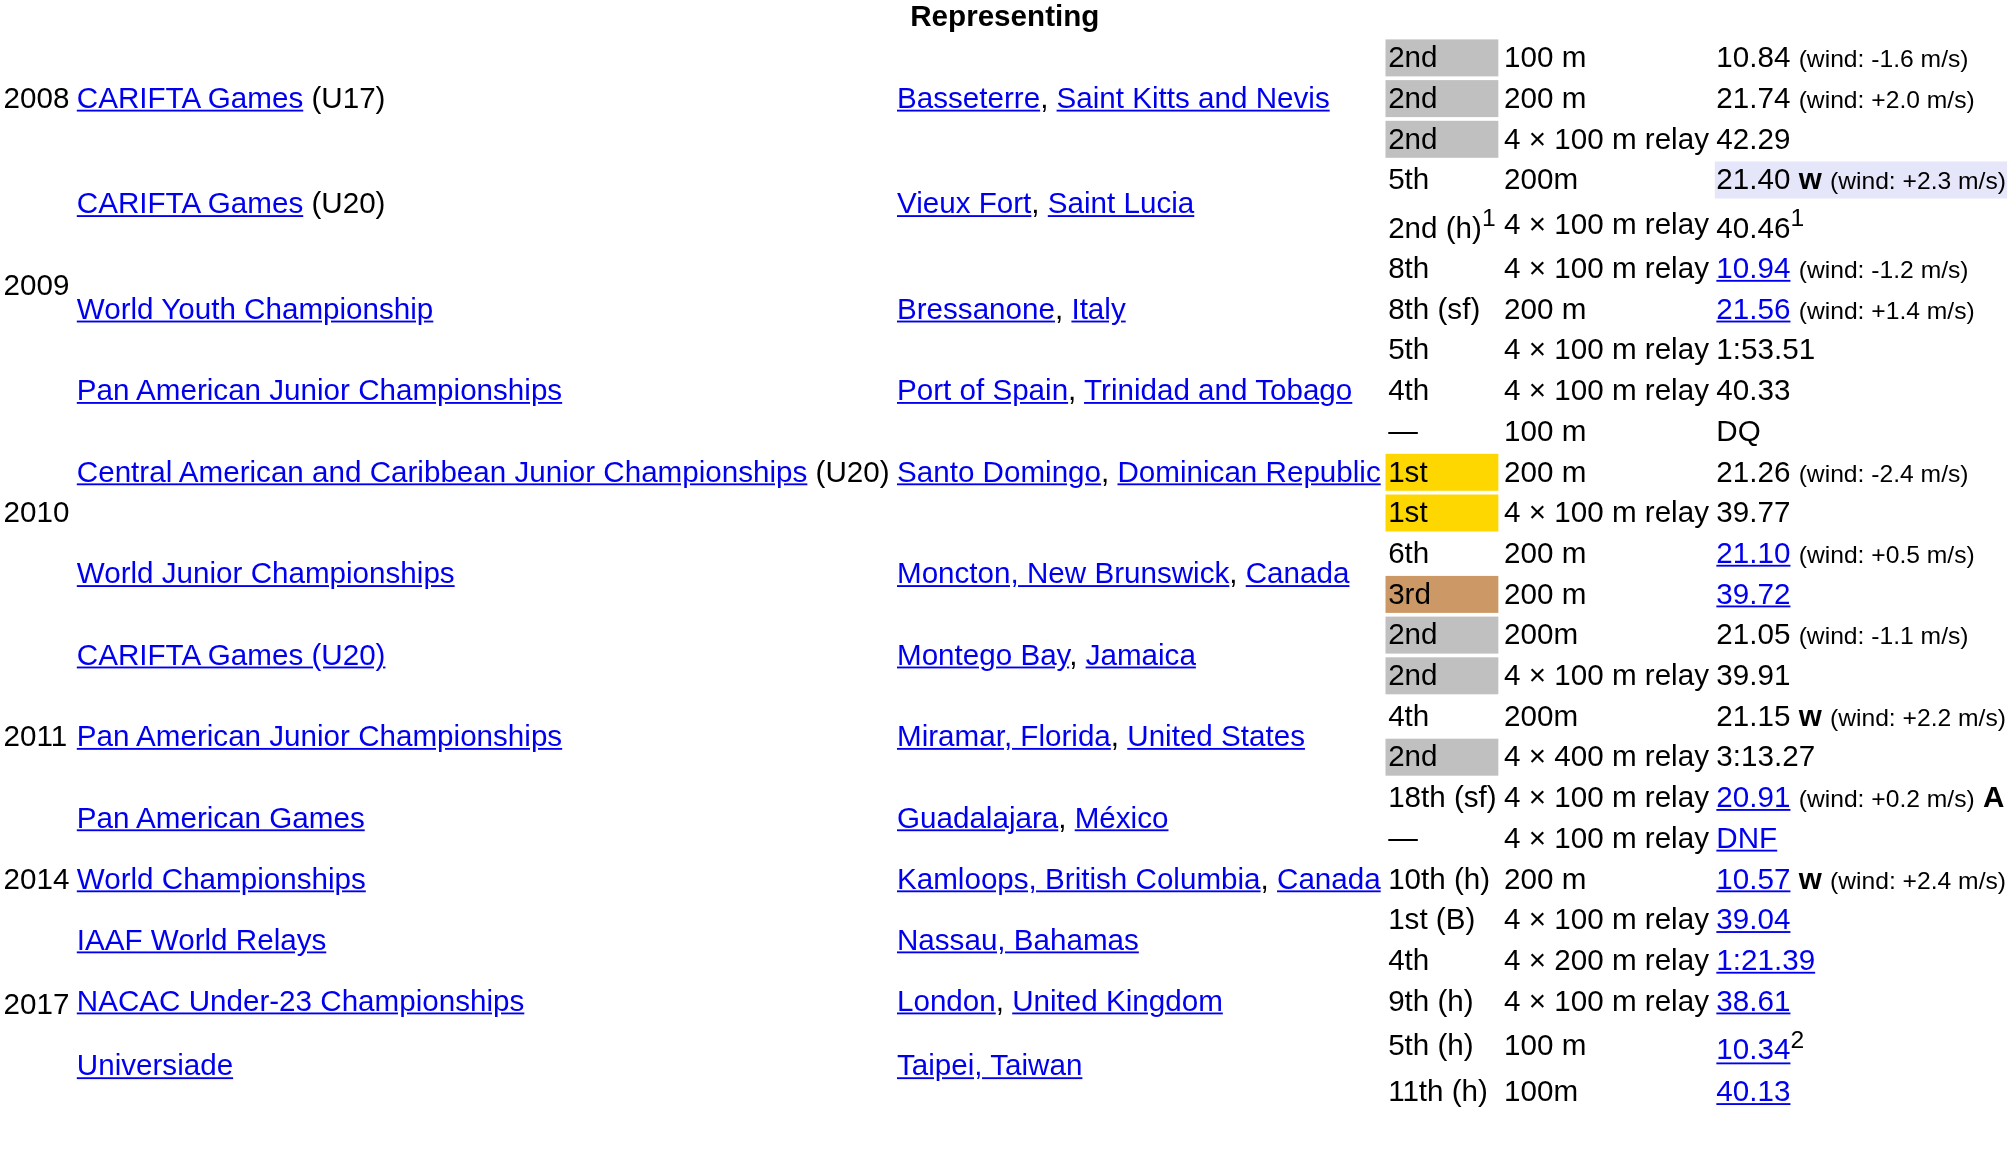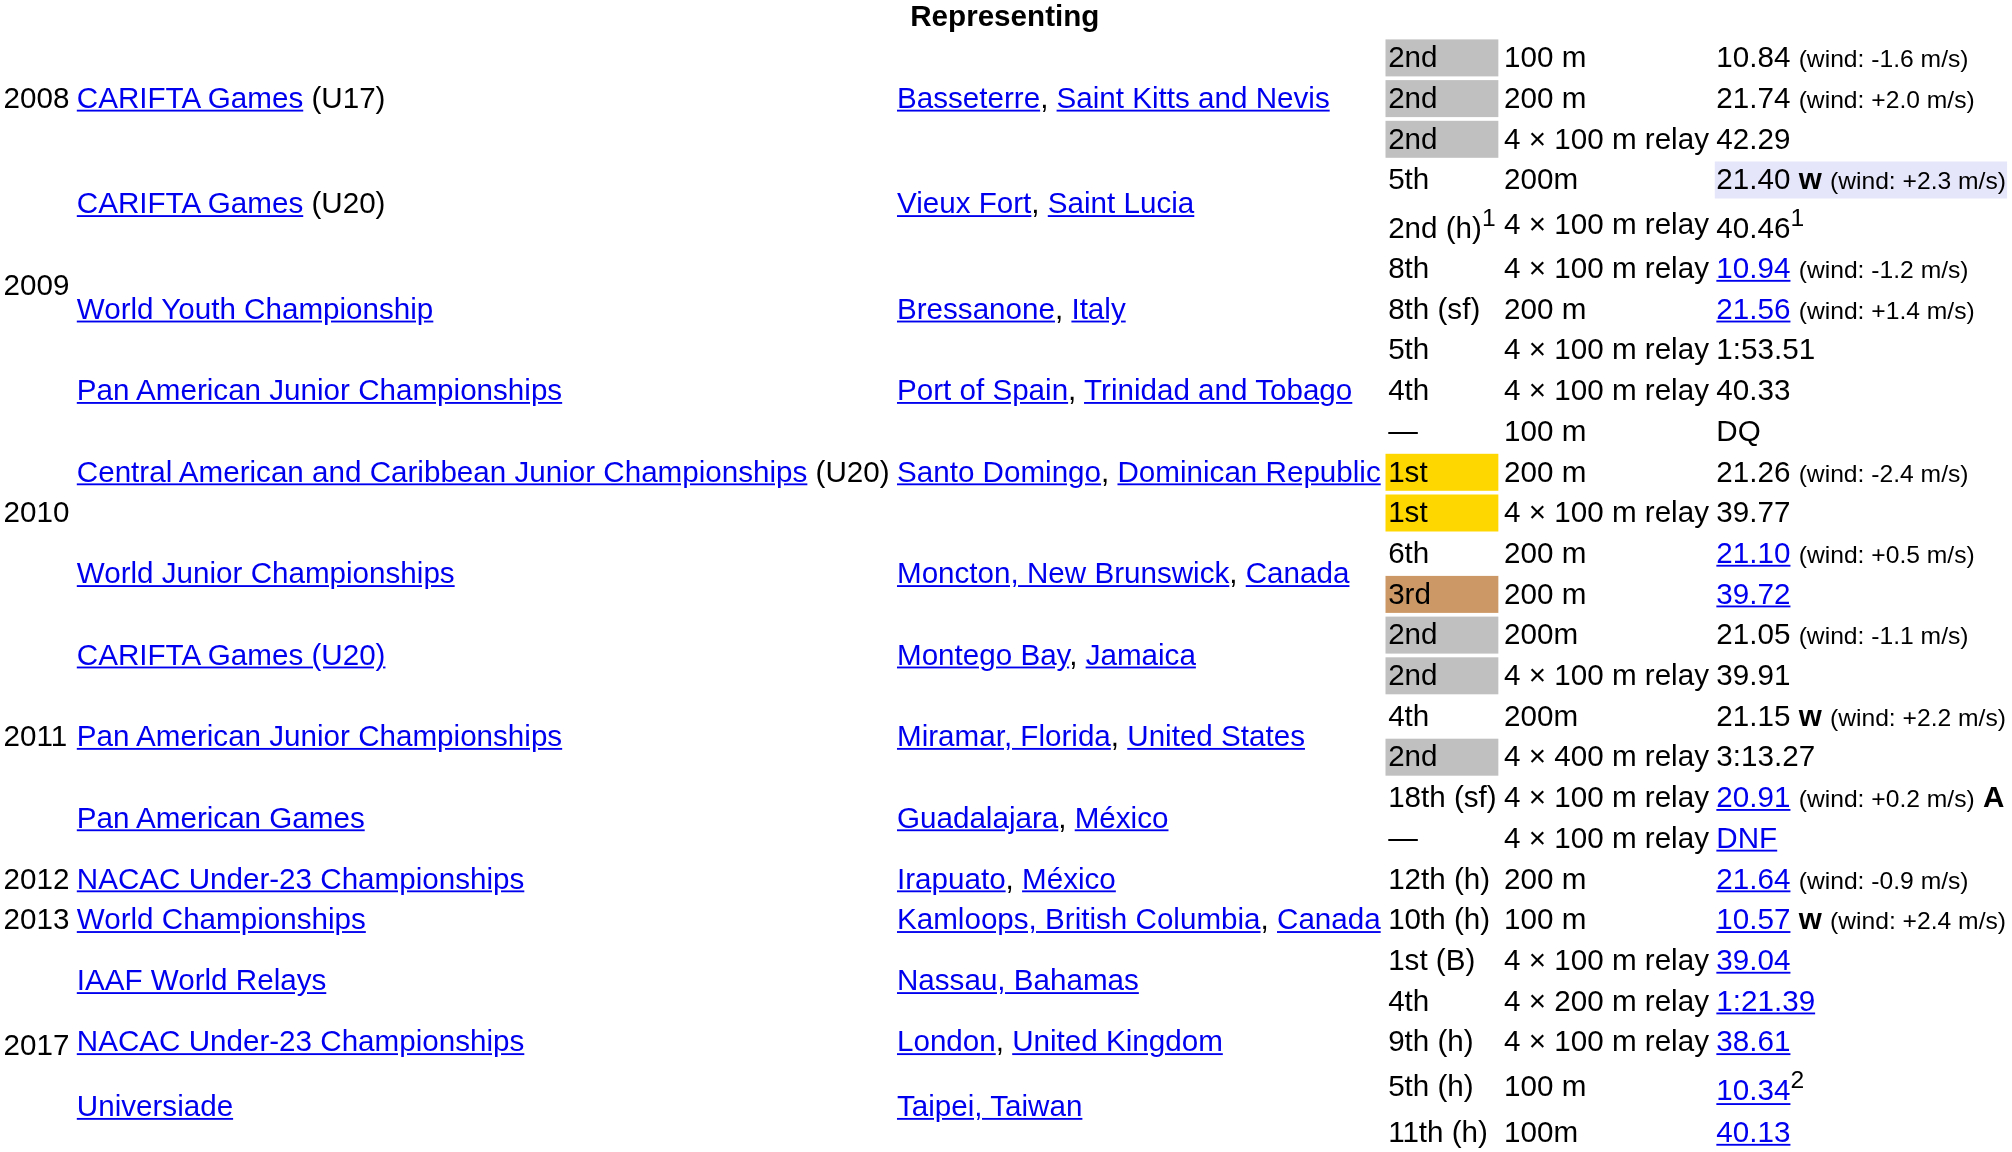+ row: (1006, 879)
(36, 879) 2014 -> (36, 920) 2013
(1545, 879) 200 m -> (1545, 920) 100 m
